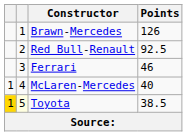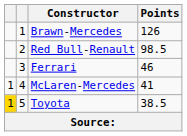(153, 50) 92.5 -> (153, 50) 98.5
(147, 86) 40 -> (147, 86) 41
(22, 104) lightyellow background -> (22, 104) no background
